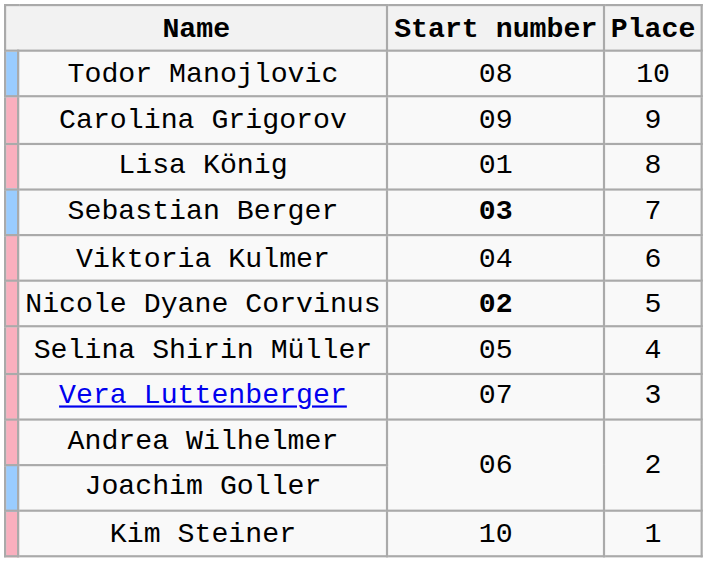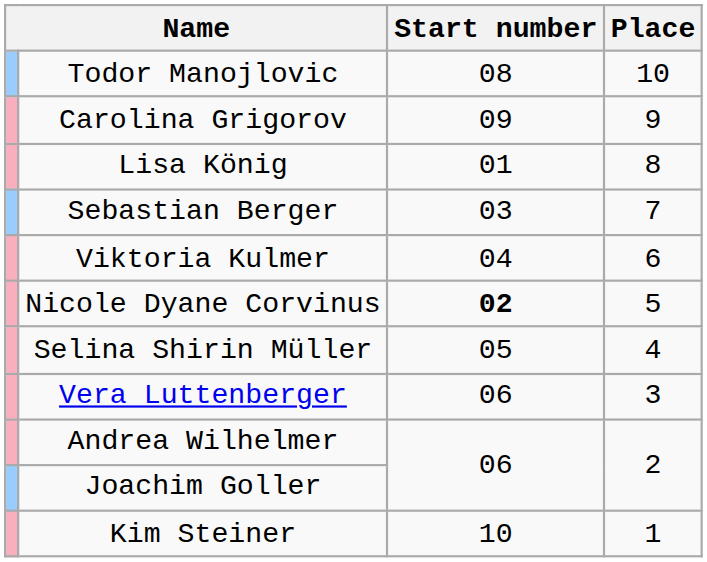(496, 212) bold -> (496, 212) normal
(496, 396) 07 -> (496, 396) 06
